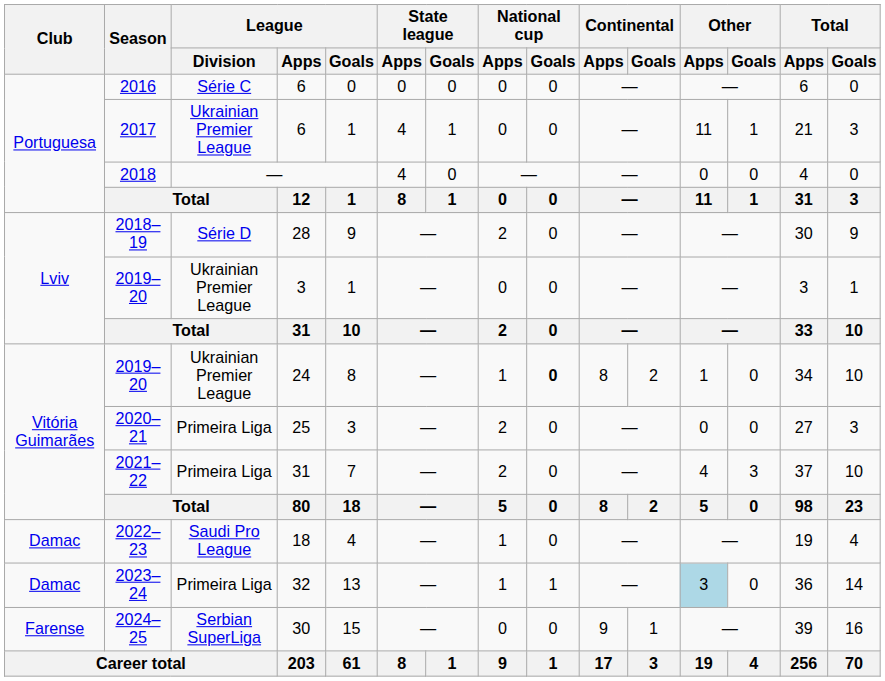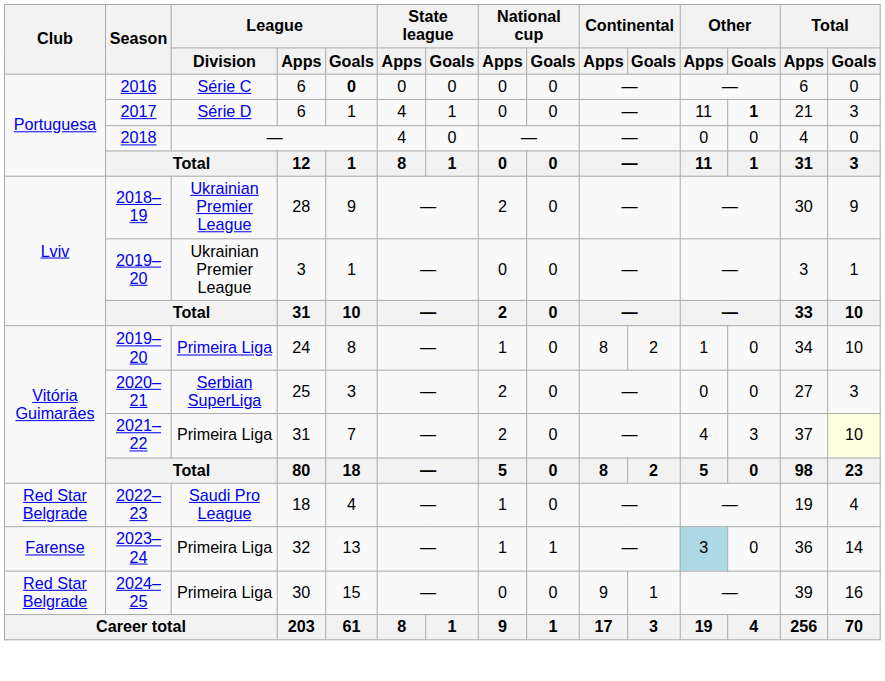(351, 86) normal -> (351, 86) bold
(224, 130) Ukrainian Premier League -> (225, 112) Série D
(754, 130) normal -> (754, 112) bold
(224, 234) Série D -> (225, 207) Ukrainian Premier League
(224, 375) Ukrainian Premier League -> (225, 347) Primeira Liga
(553, 375) bold -> (553, 347) normal
(224, 428) Primeira Liga -> (225, 391) Serbian SuperLiga
(854, 471) no background -> (854, 435) lightyellow background
(55, 541) Damac -> (55, 505) Red Star Belgrade
(55, 585) Damac -> (55, 548) Farense
(55, 628) Farense -> (55, 592) Red Star Belgrade
(224, 628) Serbian SuperLiga -> (225, 592) Primeira Liga
